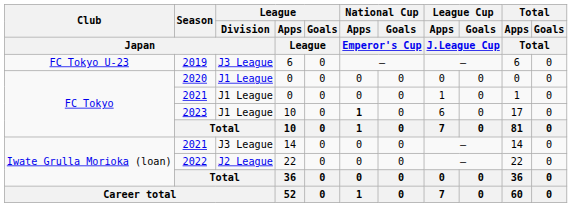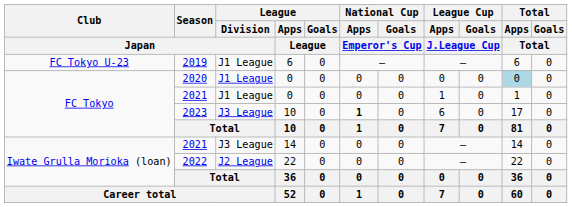(245, 62) J3 League -> (245, 62) J1 League
(517, 79) no background -> (517, 79) lightblue background
(245, 112) J1 League -> (245, 112) J3 League
